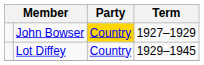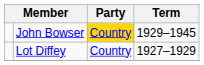(166, 32) 1927–1929 -> (166, 32) 1929–1945
(166, 51) 1929–1945 -> (166, 51) 1927–1929
